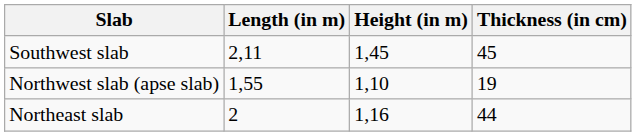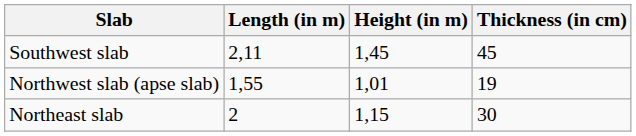(372, 83) 1,10 -> (372, 83) 1,01
(372, 114) 1,16 -> (372, 114) 1,15
(487, 114) 44 -> (487, 114) 30
